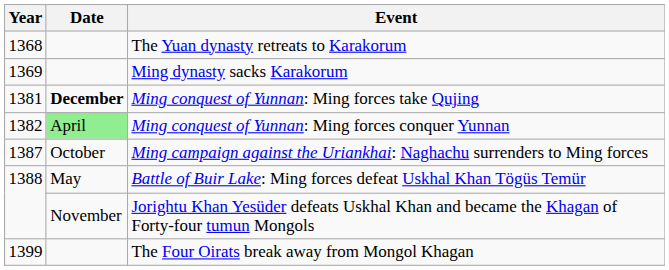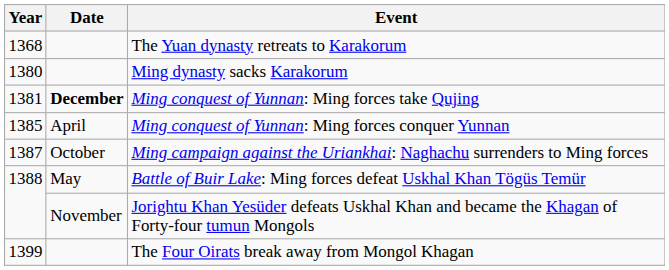(25, 71) 1369 -> (25, 71) 1380
(25, 125) 1382 -> (25, 125) 1385
(68, 125) lightgreen background -> (68, 125) no background
